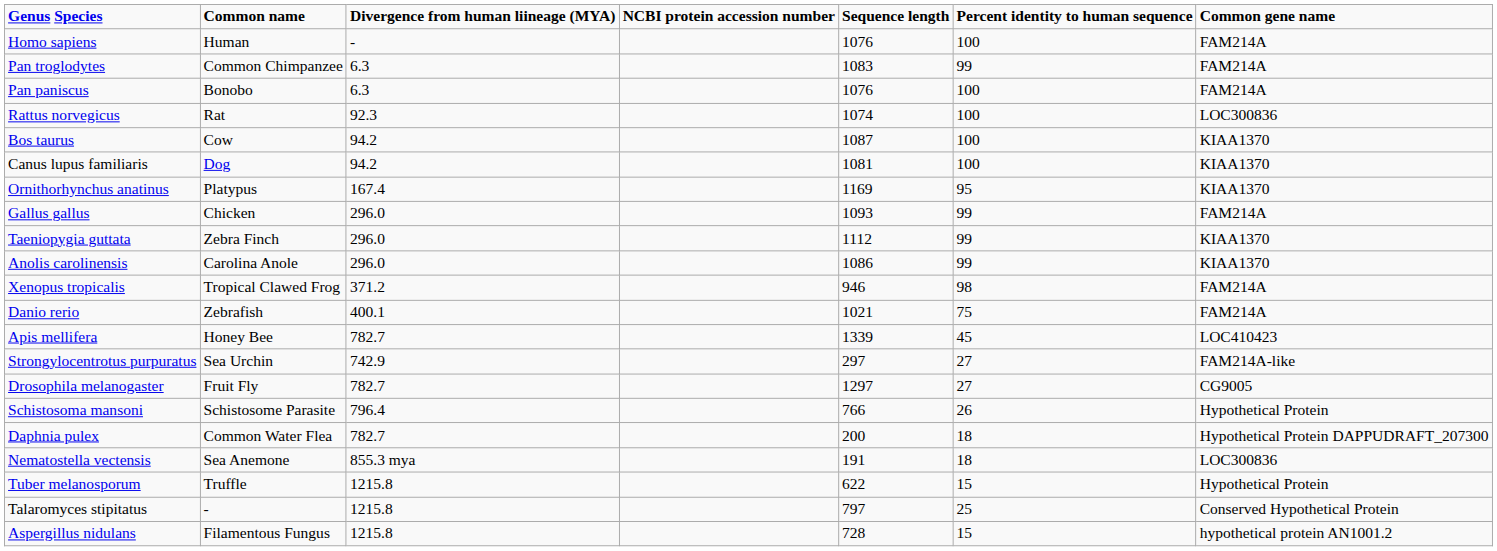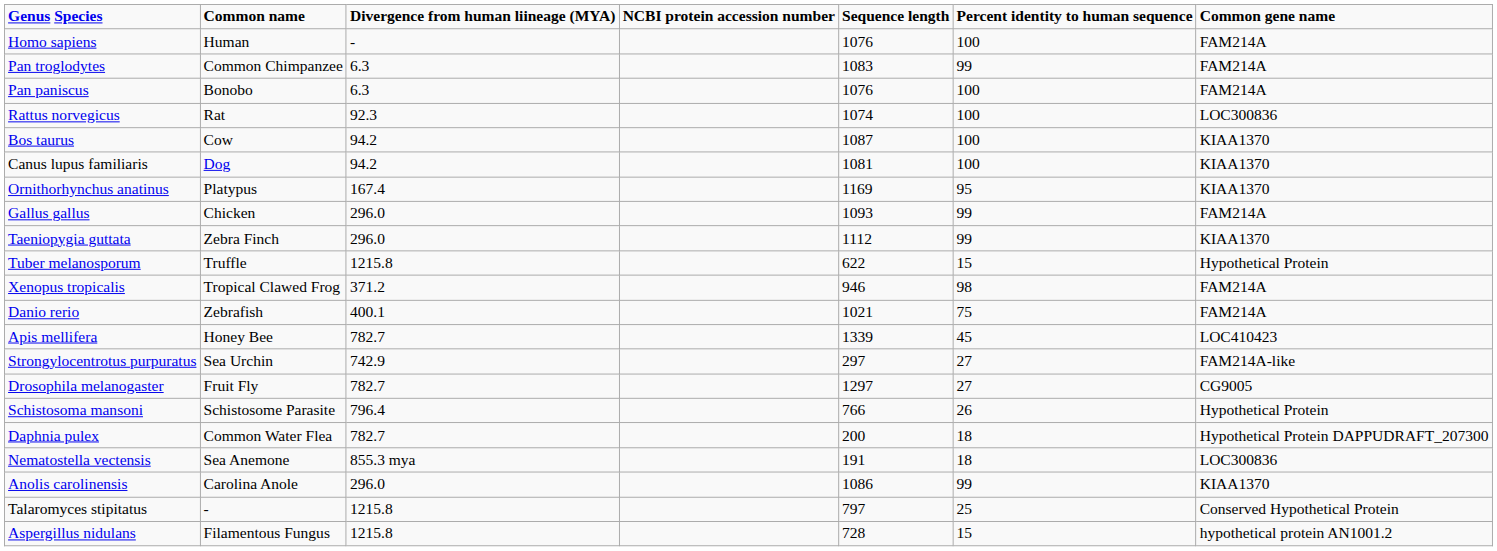rows swapped: (68, 262) <-> (74, 484)
